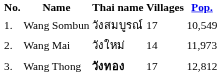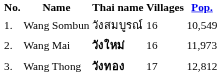(152, 25) 17 -> (152, 25) 16
(109, 46) normal -> (109, 46) bold
(152, 45) 14 -> (152, 45) 16
